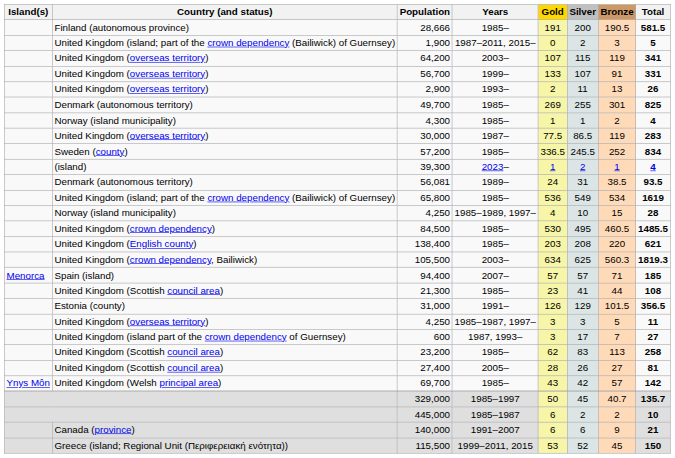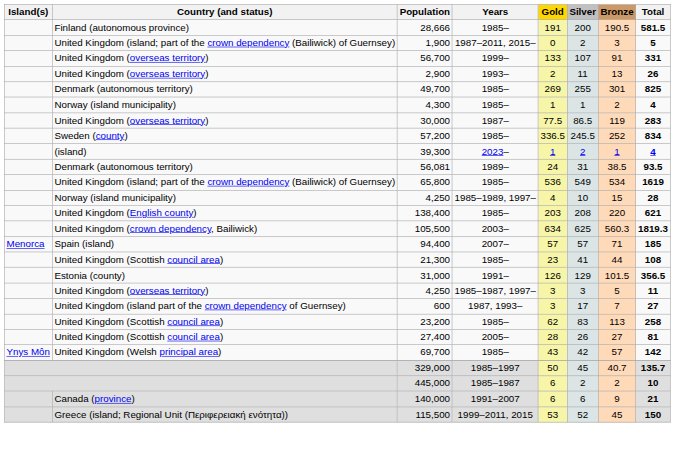- row: (131, 58)
- row: (135, 228)
